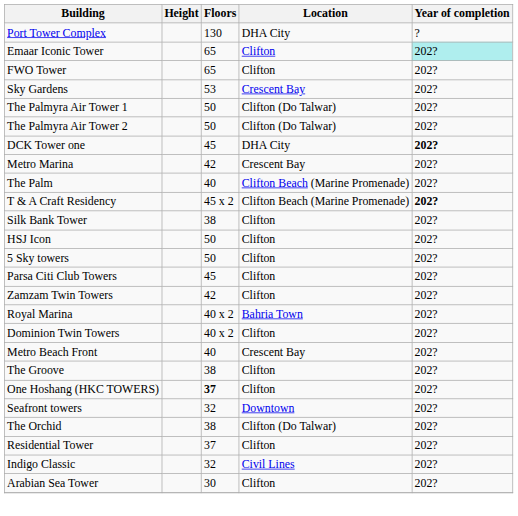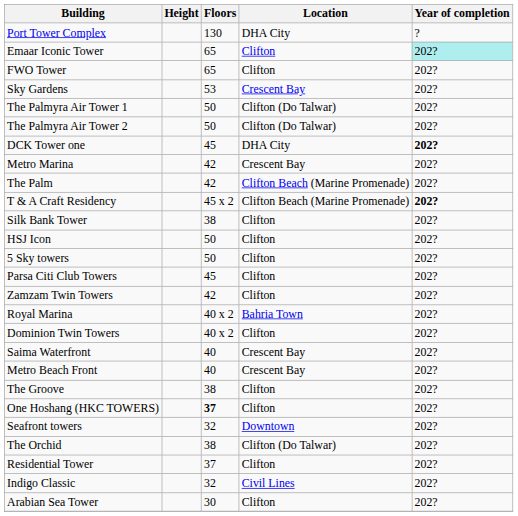(210, 182) 40 -> (210, 182) 42
+ row: (49, 351)
